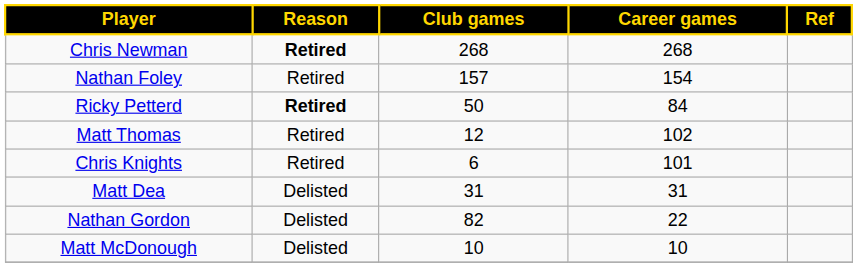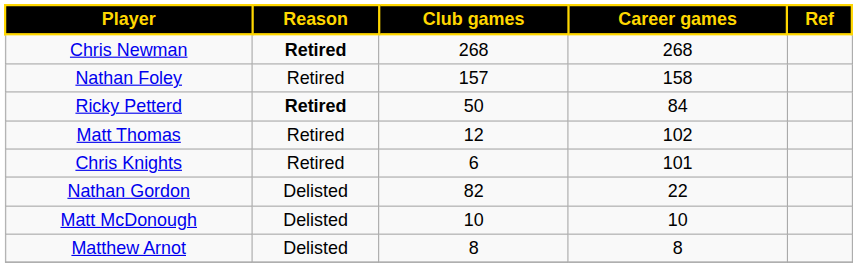(678, 77) 154 -> (678, 77) 158
- row: (129, 191)
+ row: (129, 248)
